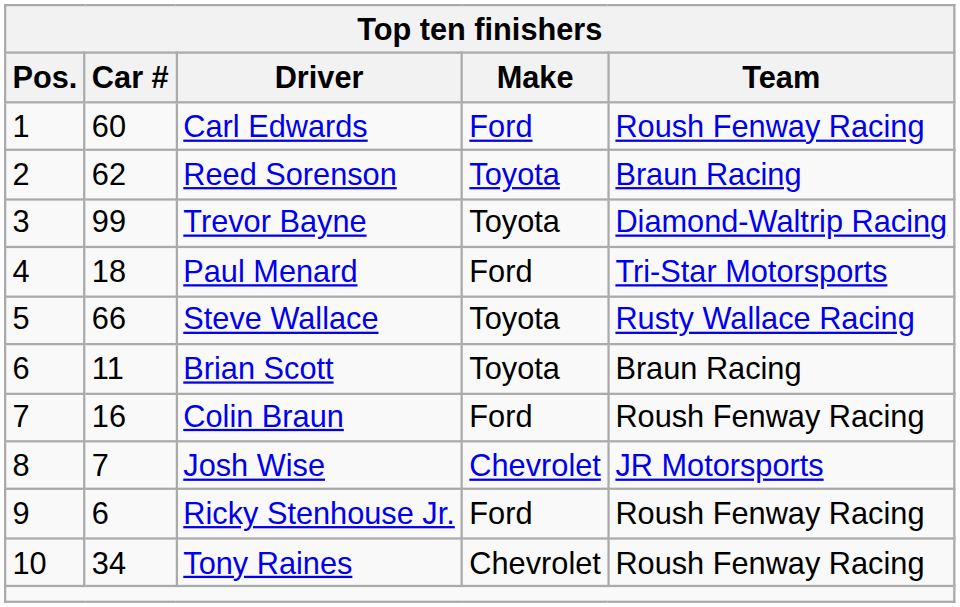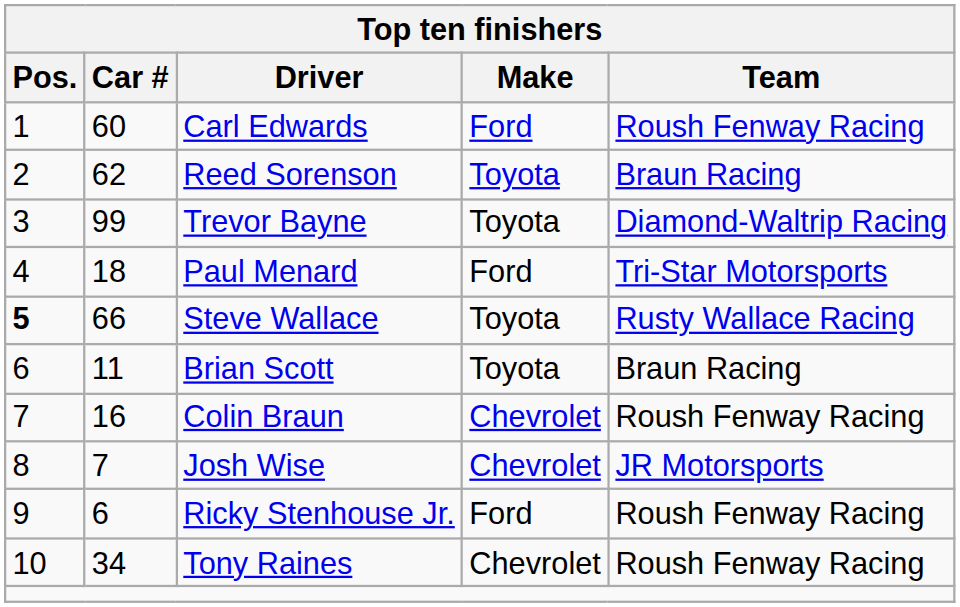(21, 320) normal -> (21, 320) bold
(501, 417) Ford -> (535, 417) Chevrolet
